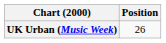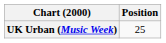(140, 29) 26 -> (140, 29) 25
